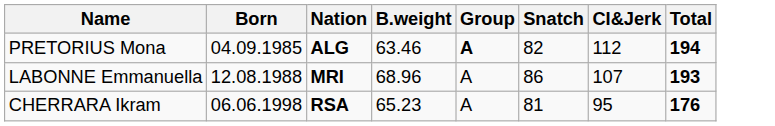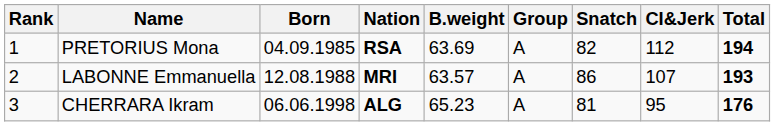+ column: (31, 18)
(330, 47) ALG -> (383, 47) RSA
(398, 47) 63.46 -> (451, 47) 63.69
(467, 47) bold -> (519, 47) normal
(398, 76) 68.96 -> (451, 76) 63.57
(330, 105) RSA -> (383, 105) ALG
